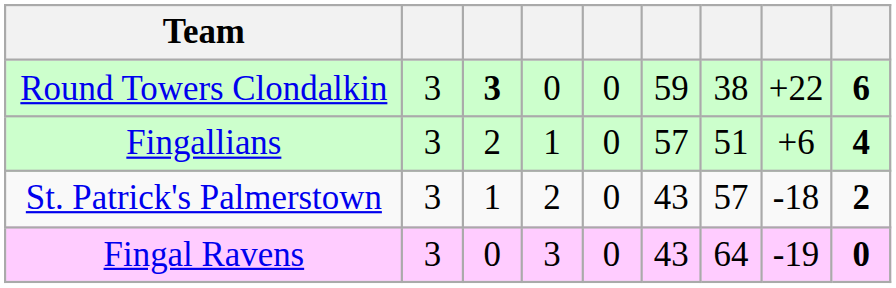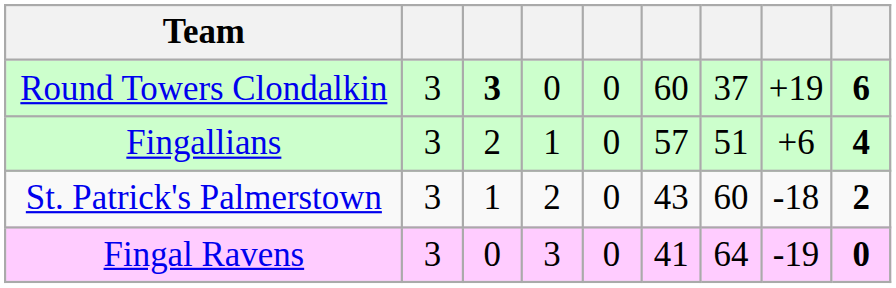(671, 87) 59 -> (671, 87) 60
(731, 87) 38 -> (731, 87) 37
(796, 87) +22 -> (796, 87) +19
(731, 198) 57 -> (731, 198) 60
(671, 253) 43 -> (671, 253) 41
